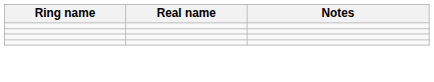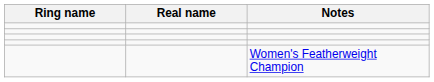+ row: (65, 61)
